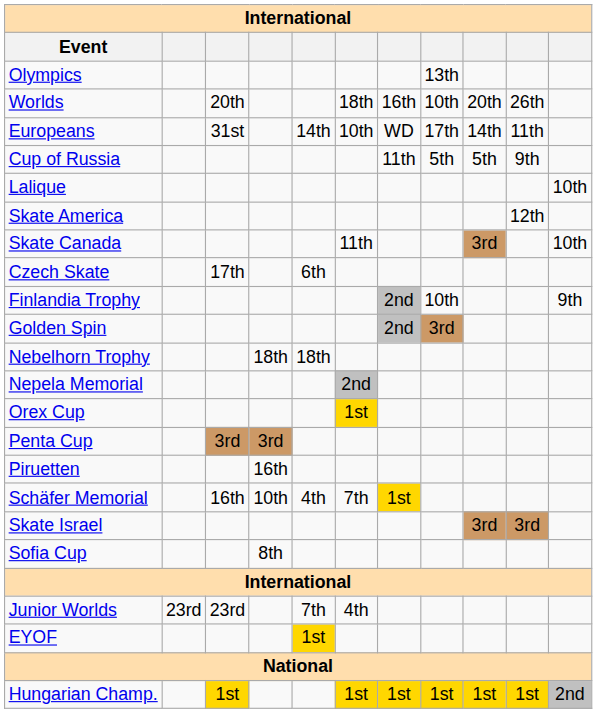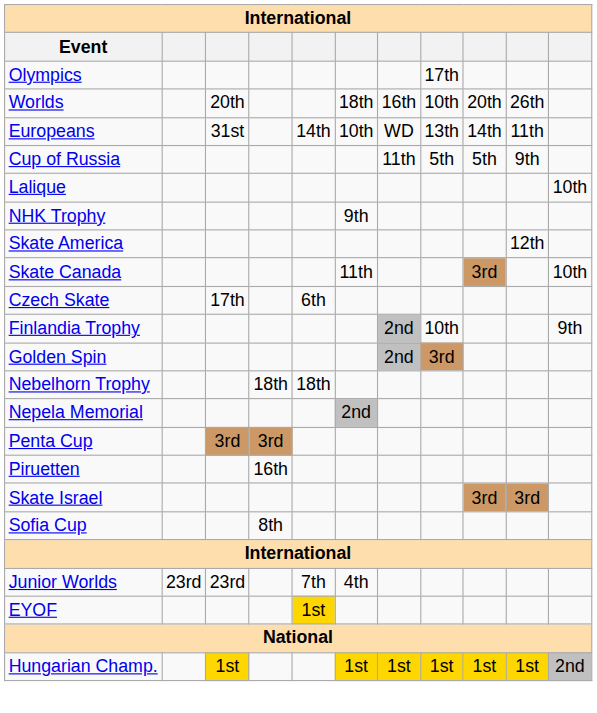(442, 74) 13th -> (442, 74) 17th
(442, 131) 17th -> (442, 131) 13th
+ row: (57, 215)
- row: (47, 412)
- row: (78, 497)
